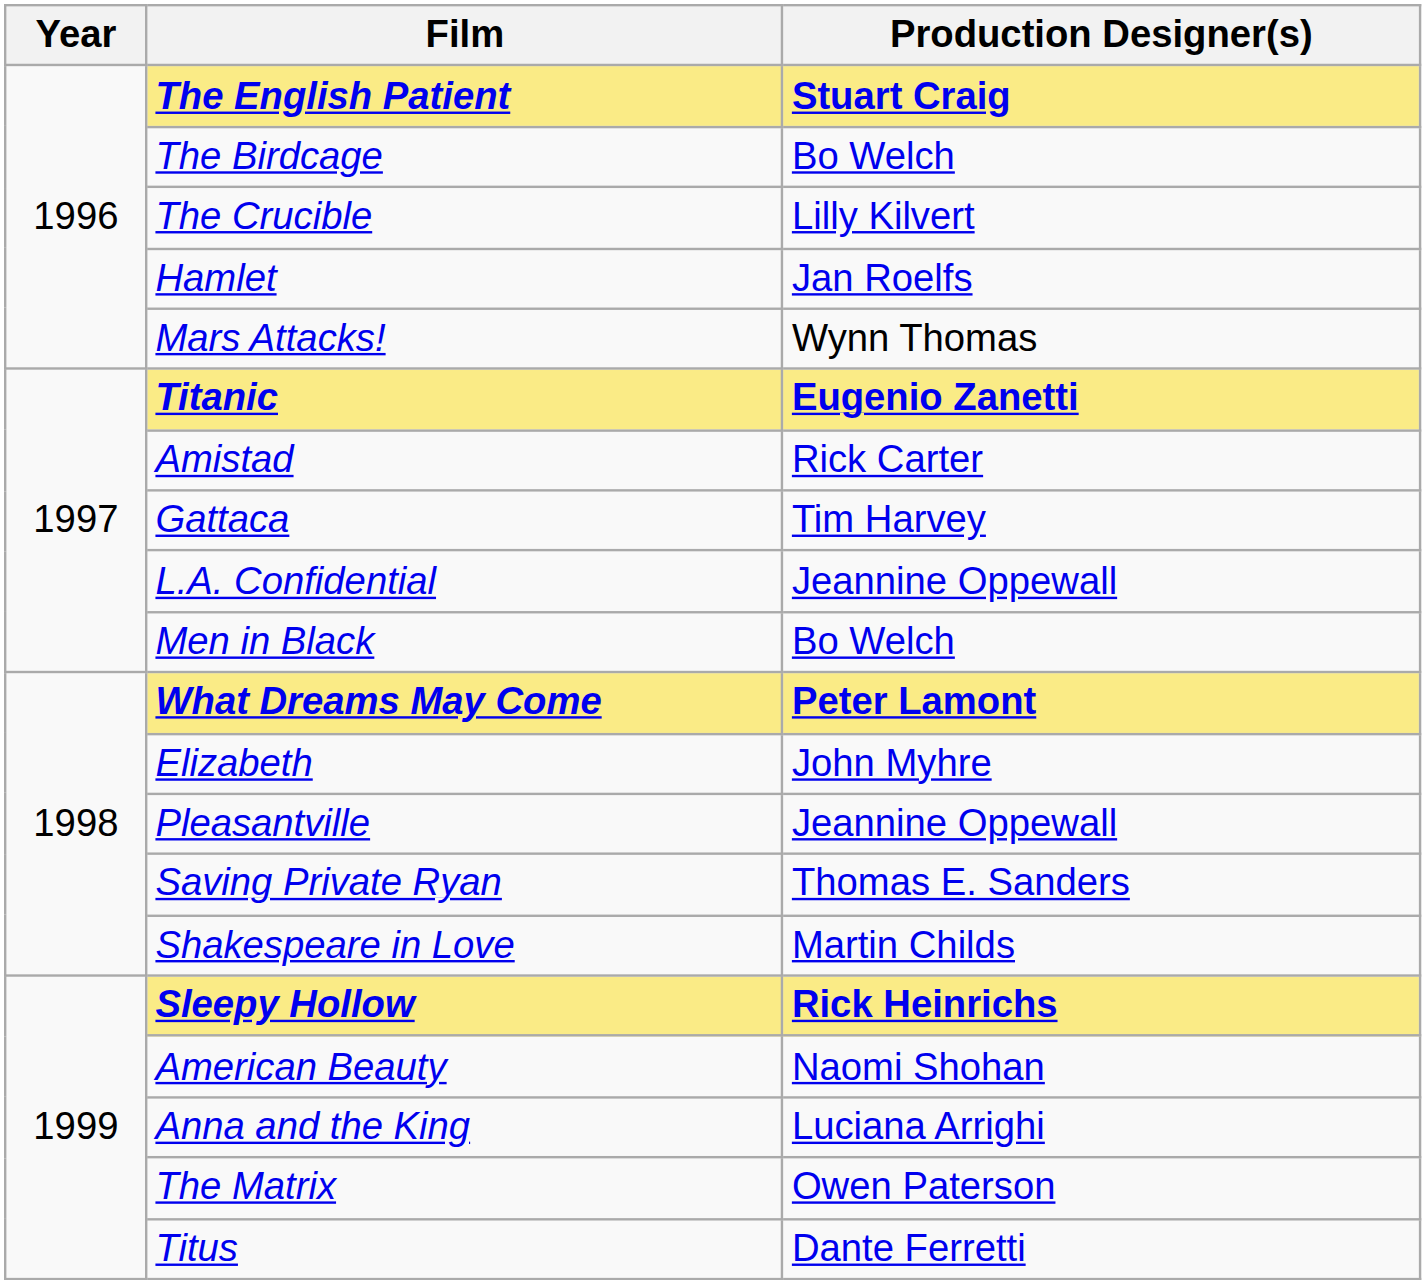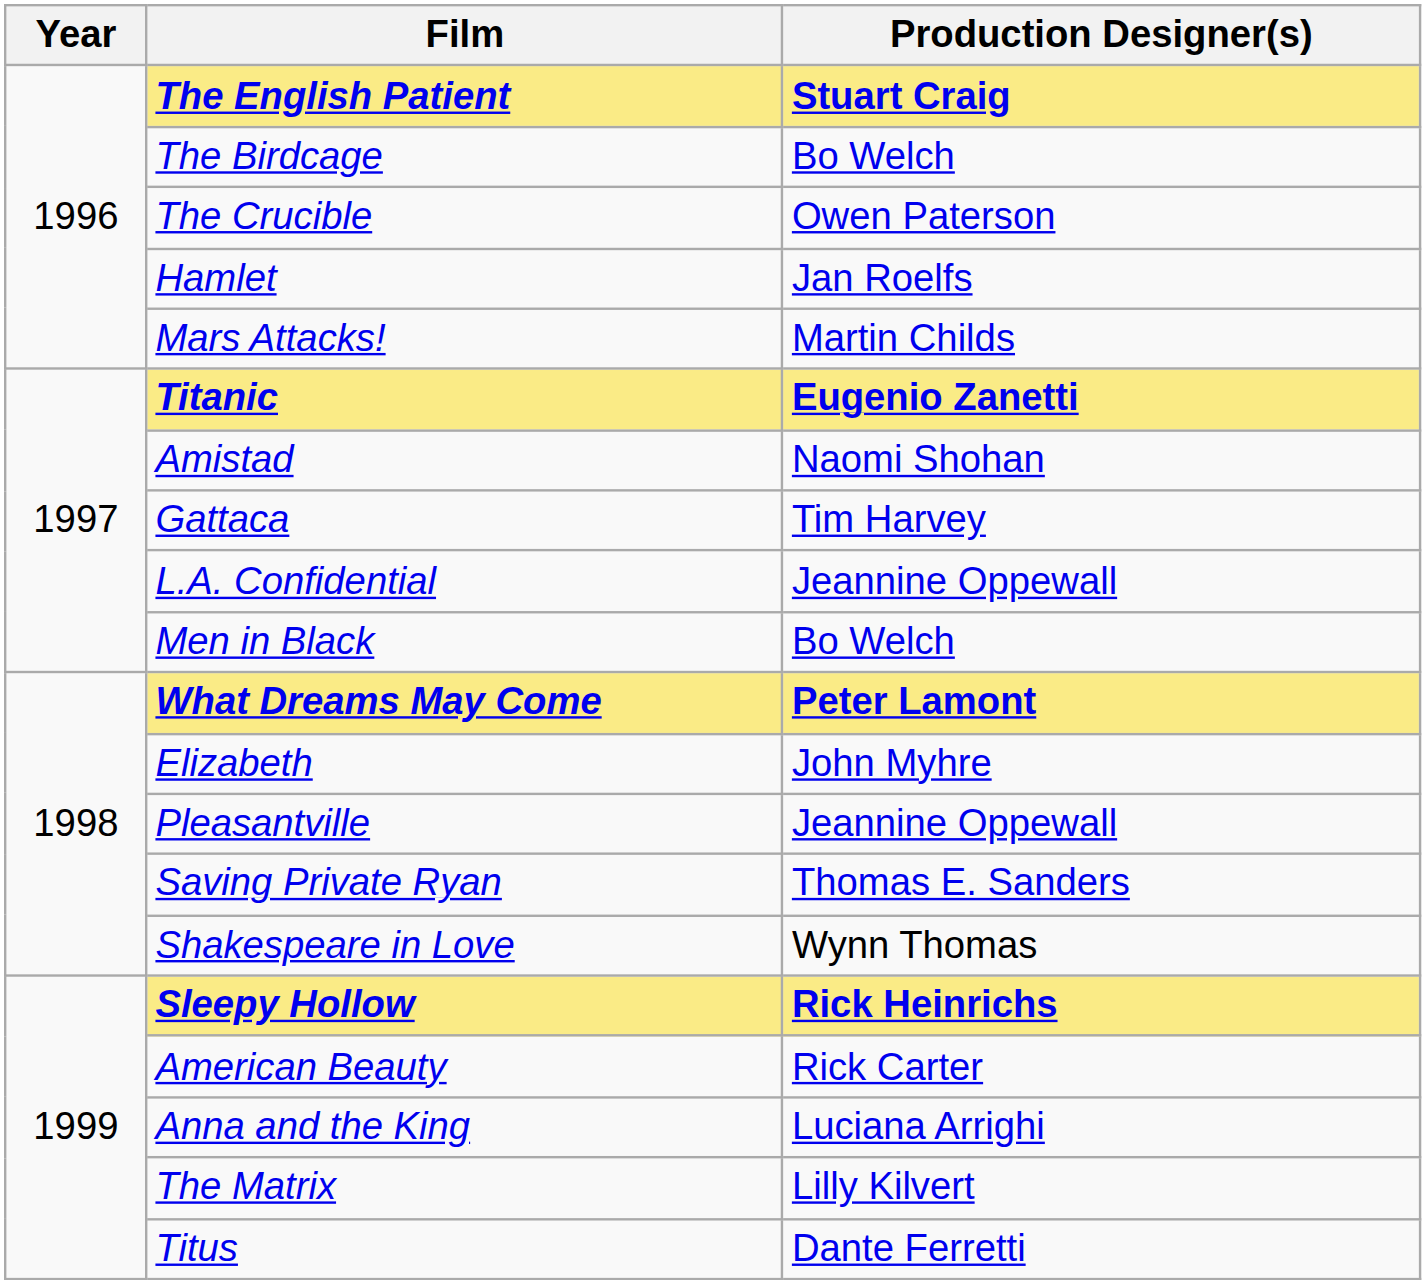(883, 216) Lilly Kilvert -> (924, 216) Owen Paterson
(915, 338) Wynn Thomas -> (903, 338) Martin Childs
(887, 459) Rick Carter -> (918, 459) Naomi Shohan
(903, 944) Martin Childs -> (915, 944) Wynn Thomas
(918, 1065) Naomi Shohan -> (887, 1065) Rick Carter
(924, 1187) Owen Paterson -> (883, 1187) Lilly Kilvert
